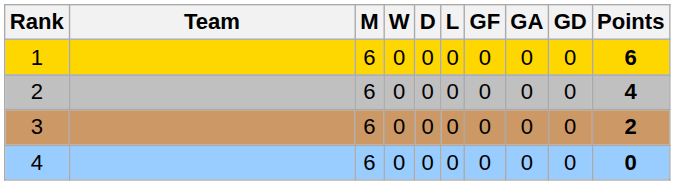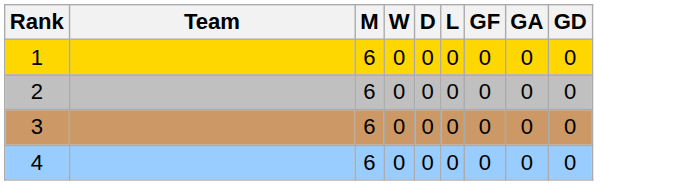- column: (631, 22)
